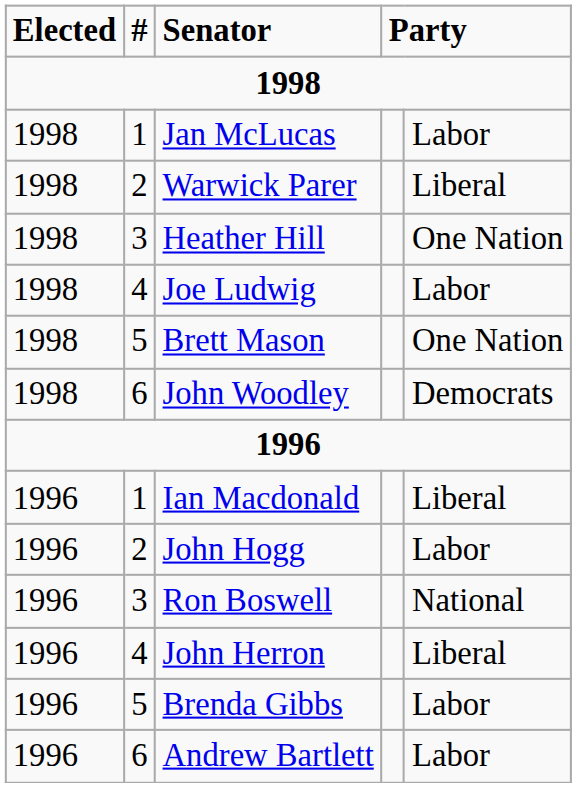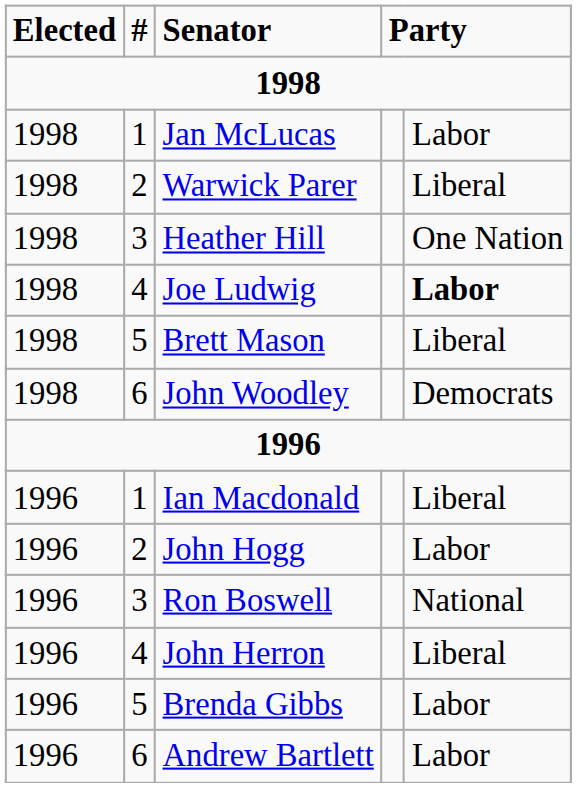(451, 289) normal -> (456, 289) bold
(488, 341) One Nation -> (459, 341) Liberal
